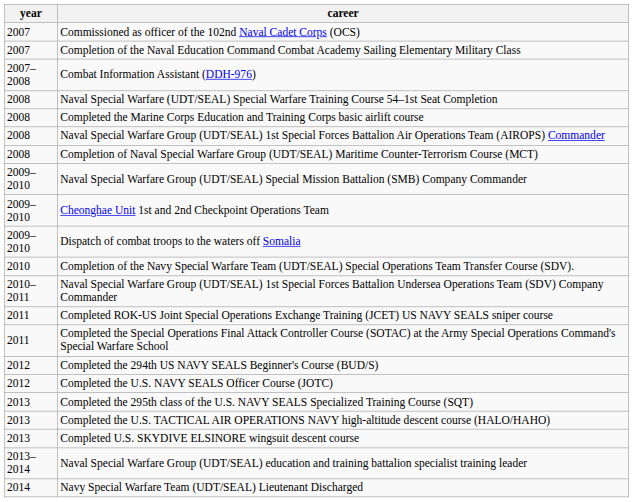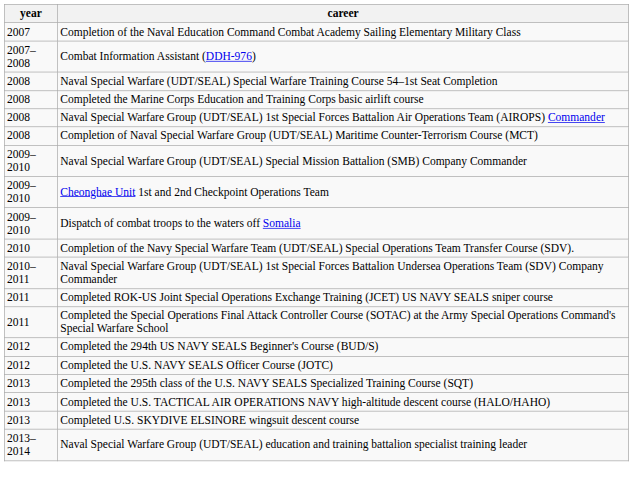- row: (210, 31)
- row: (212, 488)
